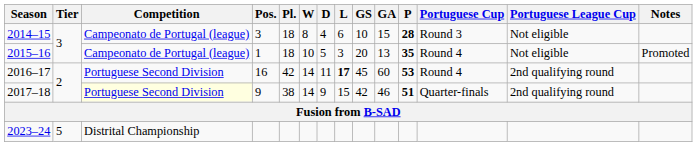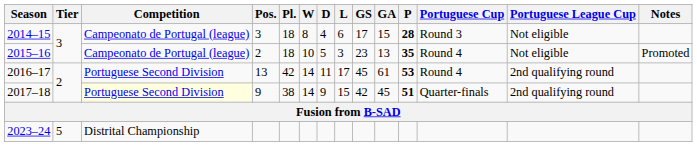(362, 33) 10 -> (362, 33) 17
(258, 53) 1 -> (258, 53) 2
(362, 53) 20 -> (362, 53) 23
(261, 72) 16 -> (261, 72) 13
(344, 72) bold -> (344, 72) normal
(384, 72) 60 -> (384, 72) 61
(384, 92) 46 -> (384, 92) 45
